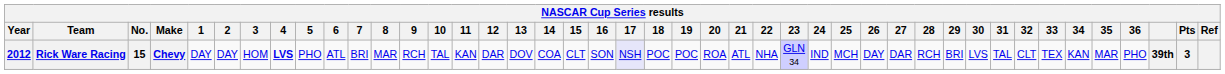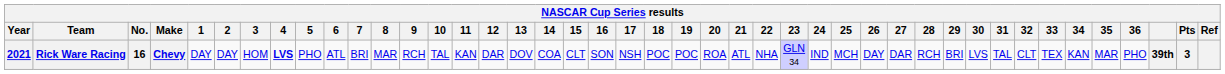(19, 55) 2012 -> (19, 55) 2021
(139, 55) 15 -> (139, 55) 16
(630, 55) lavender background -> (630, 55) no background
